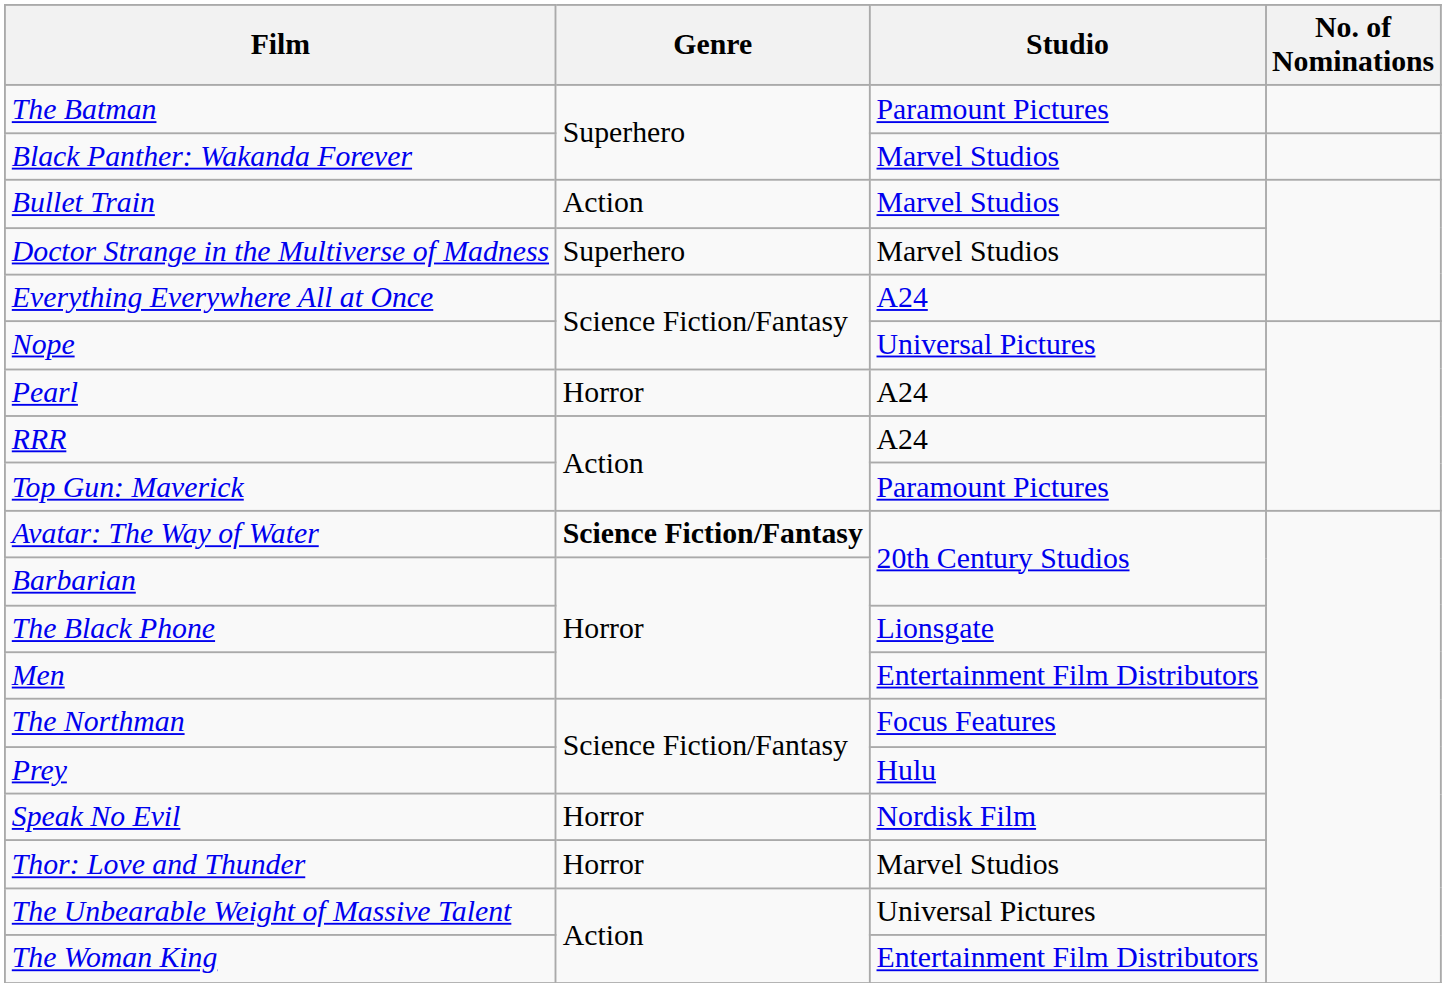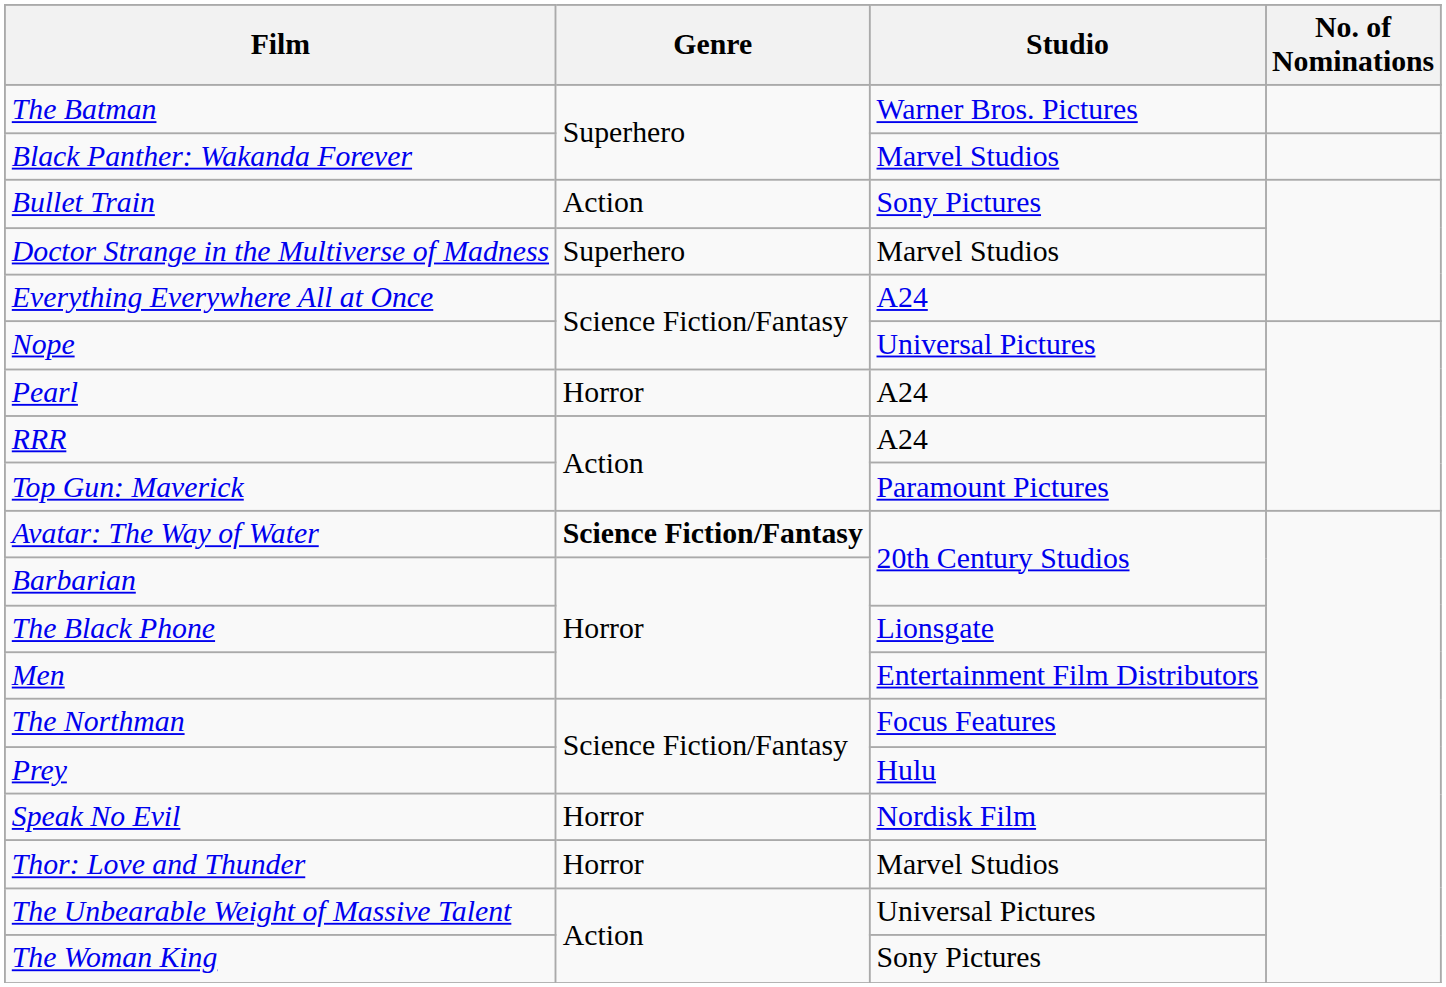(993, 108) Paramount Pictures -> (1007, 108) Warner Bros. Pictures
(968, 203) Marvel Studios -> (959, 203) Sony Pictures
(1067, 958) Entertainment Film Distributors -> (959, 958) Sony Pictures
